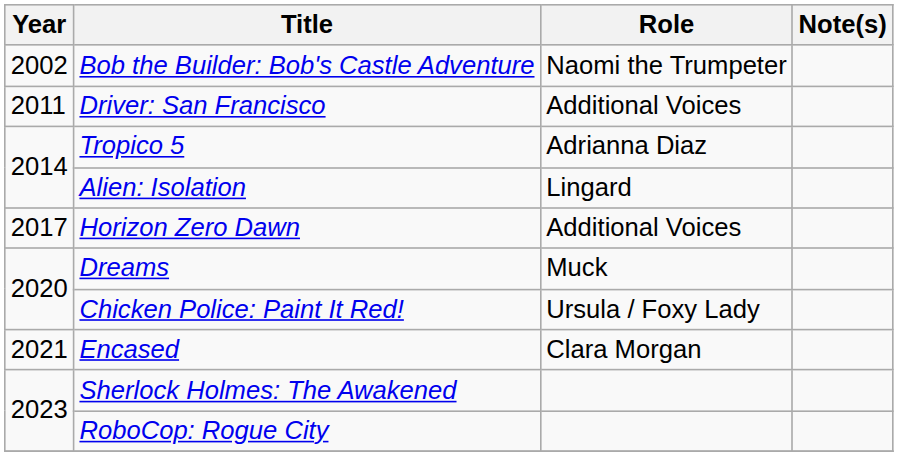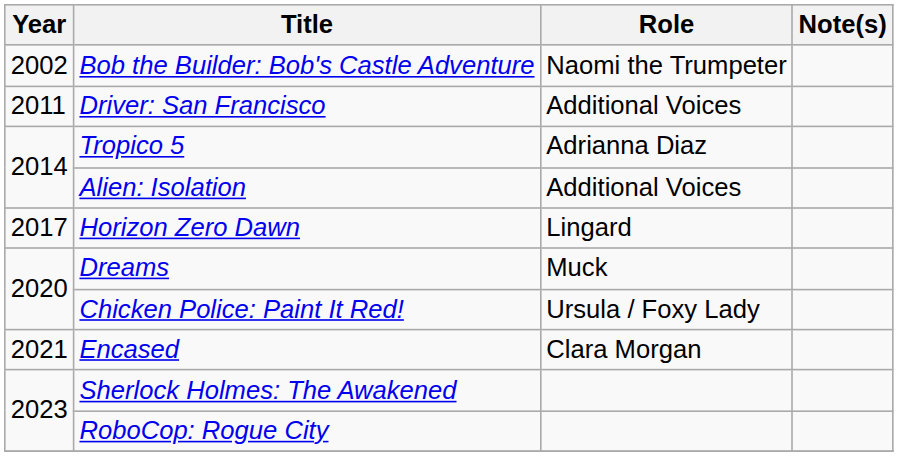(589, 187) Lingard -> (644, 187) Additional Voices
(644, 227) Additional Voices -> (589, 227) Lingard
